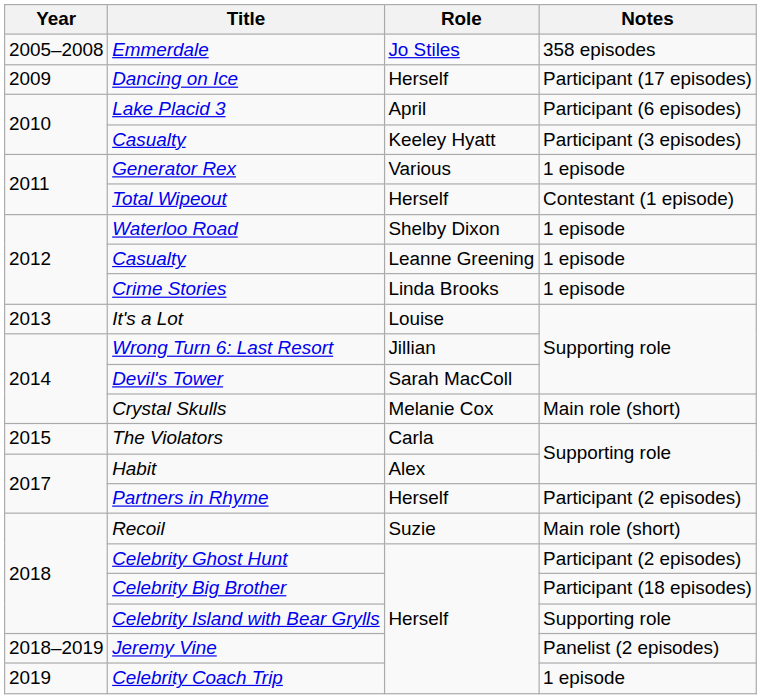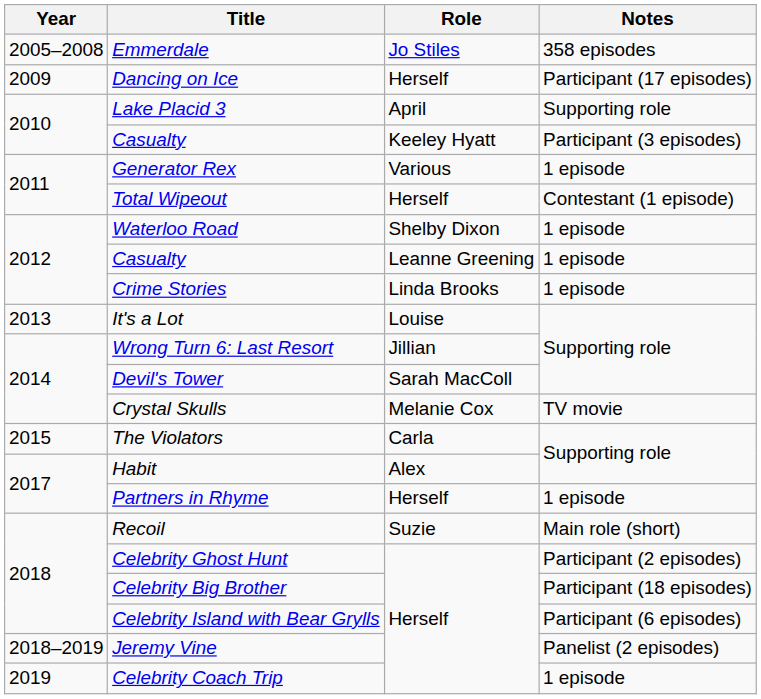(642, 109) Participant (6 episodes) -> (607, 109) Supporting role
(612, 408) Main role (short) -> (583, 408) TV movie
(642, 498) Participant (2 episodes) -> (584, 498) 1 episode
(607, 618) Supporting role -> (642, 618) Participant (6 episodes)
